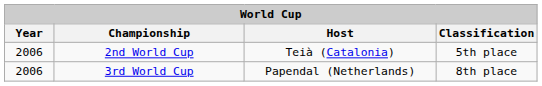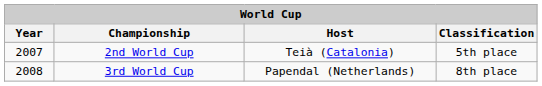(29, 52) 2006 -> (29, 52) 2007
(29, 71) 2006 -> (29, 71) 2008
